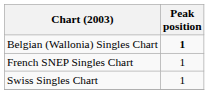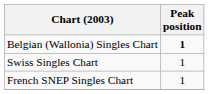rows swapped: (70, 62) <-> (52, 80)
